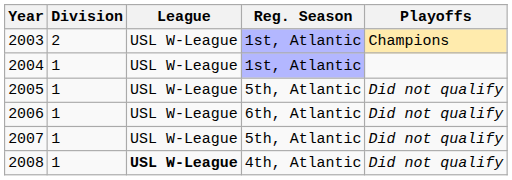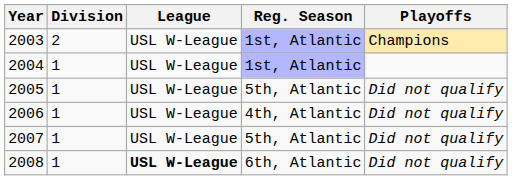(303, 114) 6th, Atlantic -> (303, 114) 4th, Atlantic
(303, 163) 4th, Atlantic -> (303, 163) 6th, Atlantic
